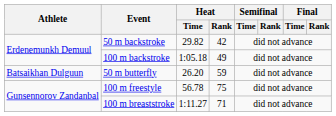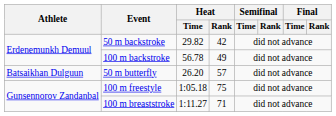(193, 58) 1:05.18 -> (193, 58) 56.78
(222, 73) 59 -> (222, 73) 57
(193, 88) 56.78 -> (193, 88) 1:05.18
